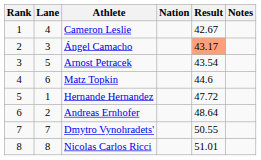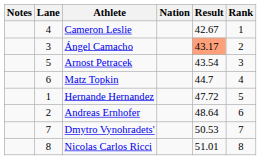columns swapped: (19, 12) <-> (241, 12)
(204, 79) 44.6 -> (204, 79) 44.7
(206, 130) 50.55 -> (207, 130) 50.53
